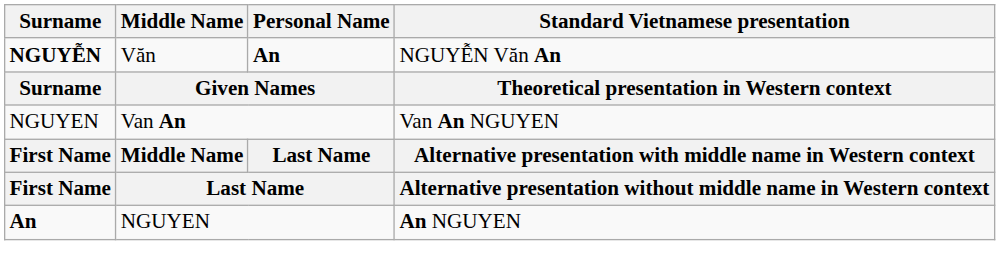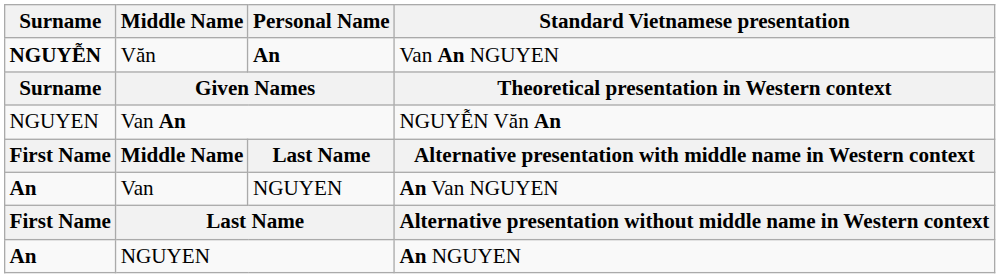(480, 54) NGUYỄN Văn An -> (479, 54) Van An NGUYEN
(479, 121) Van An NGUYEN -> (480, 121) NGUYỄN Văn An
+ row: (137, 188)
